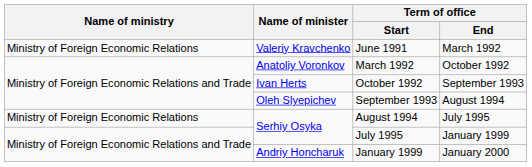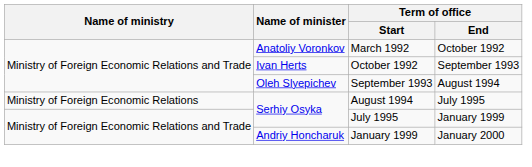- row: (381, 48)
